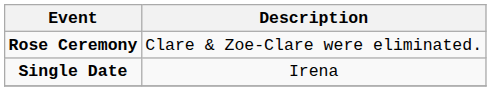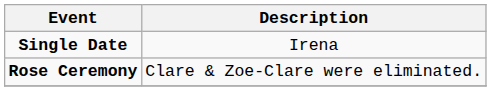rows swapped: (73, 45) <-> (73, 72)
